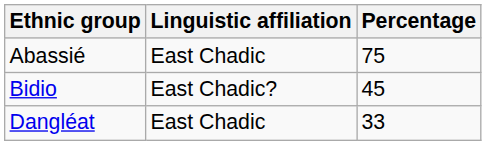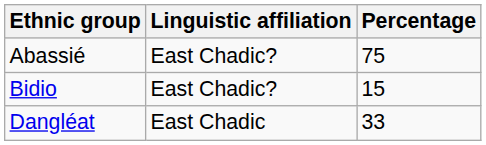(208, 55) East Chadic -> (214, 55) East Chadic?
(373, 88) 45 -> (373, 88) 15
